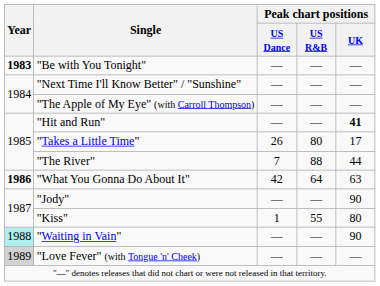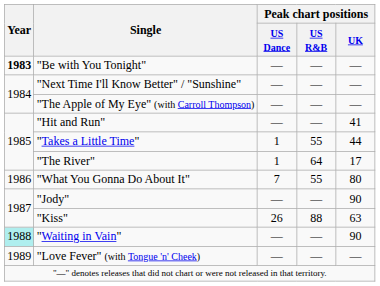(355, 122) bold -> (355, 122) normal
(277, 141) 26 -> (277, 141) 1
(316, 141) 80 -> (316, 141) 55
(355, 141) 17 -> (355, 141) 44
(277, 160) 7 -> (277, 160) 1
(316, 160) 88 -> (316, 160) 64
(355, 160) 44 -> (355, 160) 17
(19, 179) bold -> (19, 179) normal
(277, 179) 42 -> (277, 179) 7
(316, 179) 64 -> (316, 179) 55
(355, 179) 63 -> (355, 179) 80
(277, 217) 1 -> (277, 217) 26
(316, 217) 55 -> (316, 217) 88
(355, 217) 80 -> (355, 217) 63
(19, 255) lightgrey background -> (19, 255) no background
